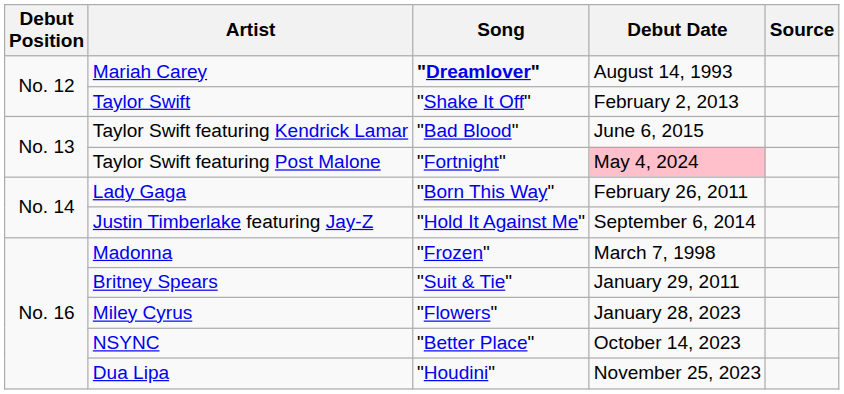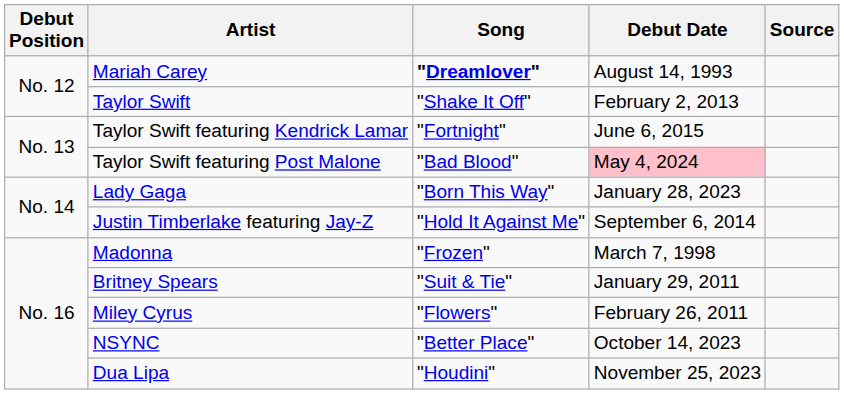(468, 131) "Bad Blood" -> (461, 131) "Fortnight"
(461, 161) "Fortnight" -> (468, 161) "Bad Blood"
(671, 191) February 26, 2011 -> (667, 191) January 28, 2023
(667, 312) January 28, 2023 -> (671, 312) February 26, 2011
